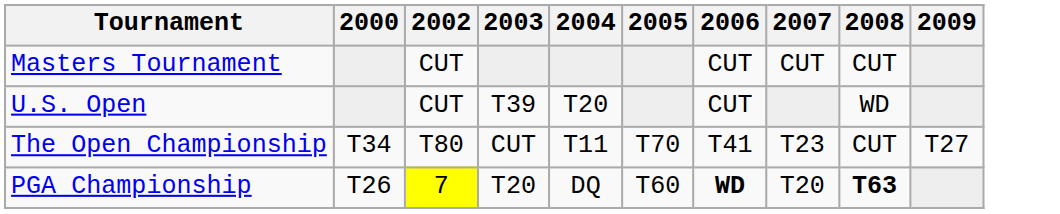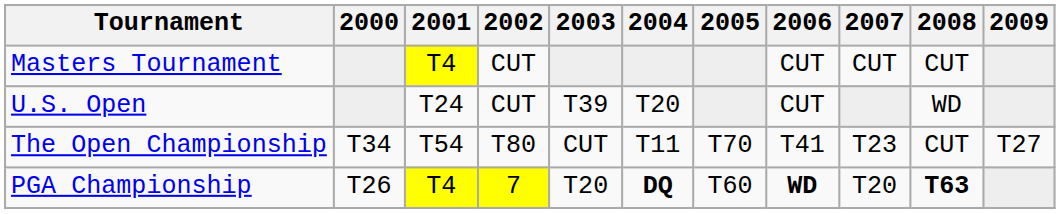+ column: (441, 26)
(586, 187) normal -> (658, 187) bold
